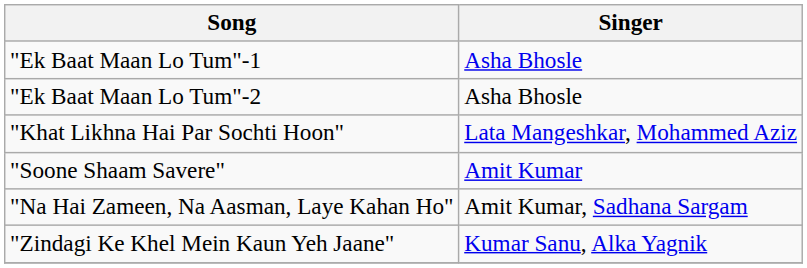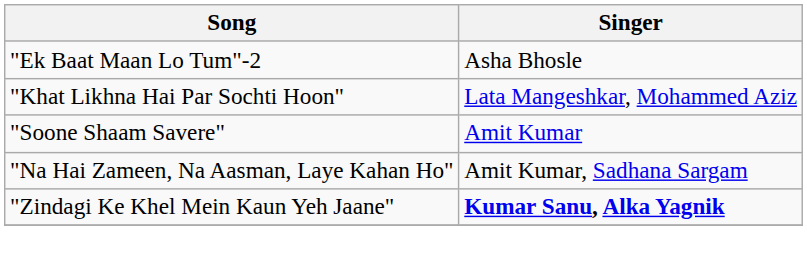- row: (136, 59)
(586, 243) normal -> (594, 206) bold
